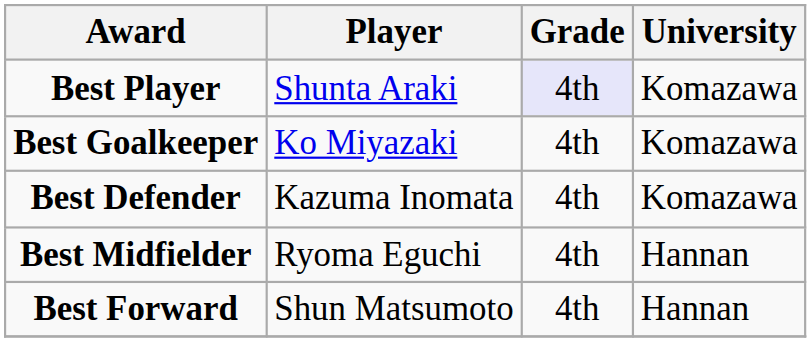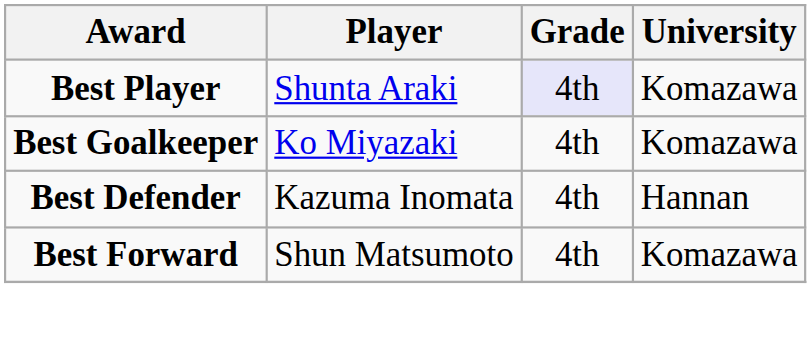(719, 198) Komazawa -> (695, 198) Hannan
- row: (136, 253)
(695, 308) Hannan -> (719, 253) Komazawa
